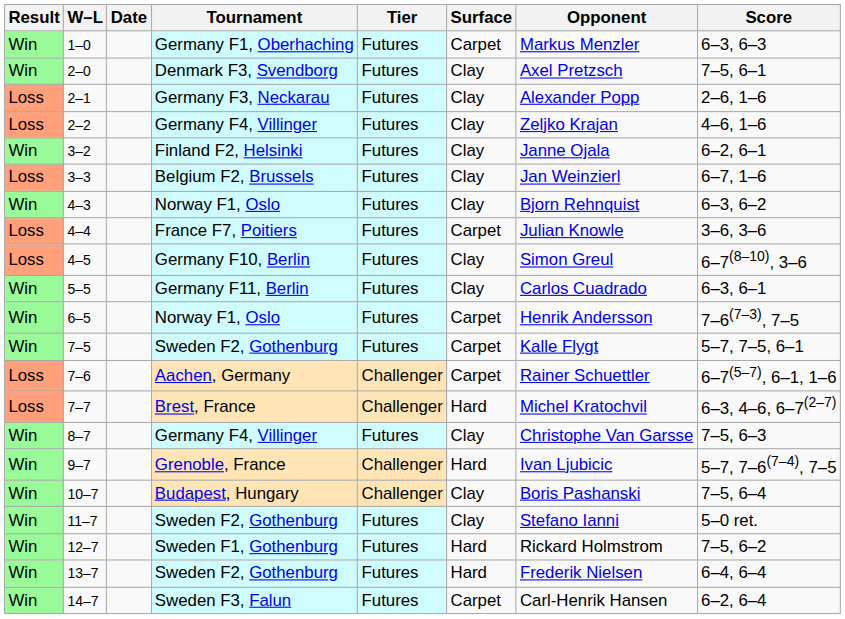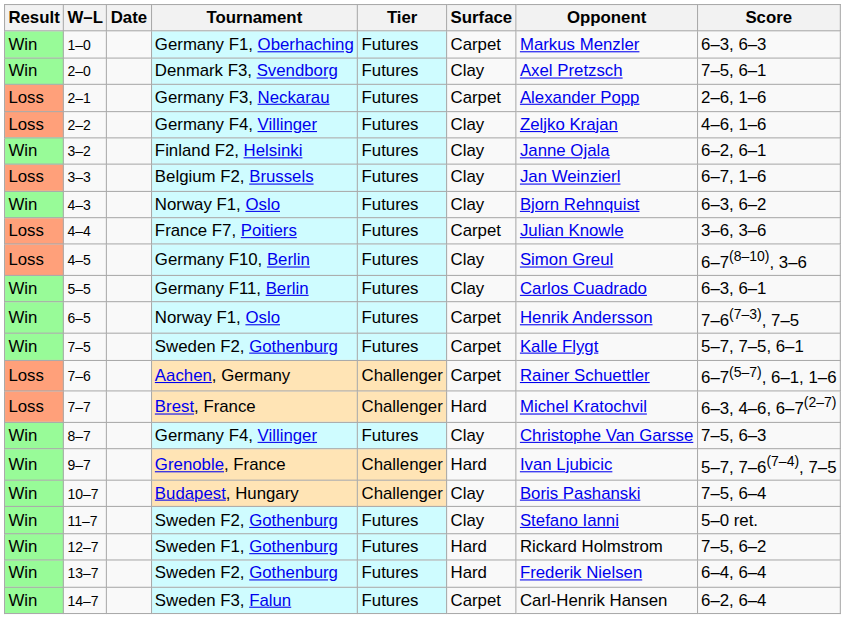(467, 97) Clay -> (476, 97) Carpet
